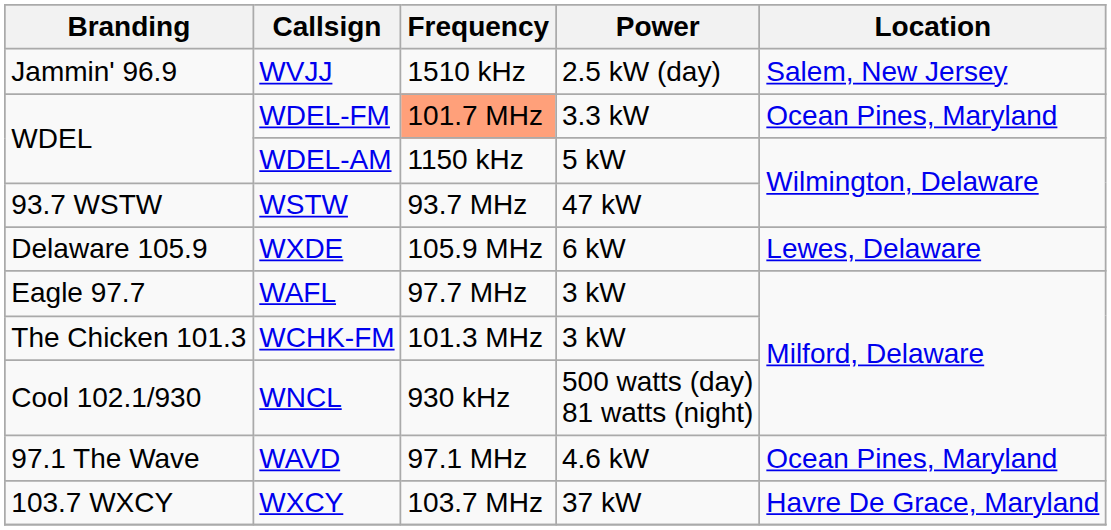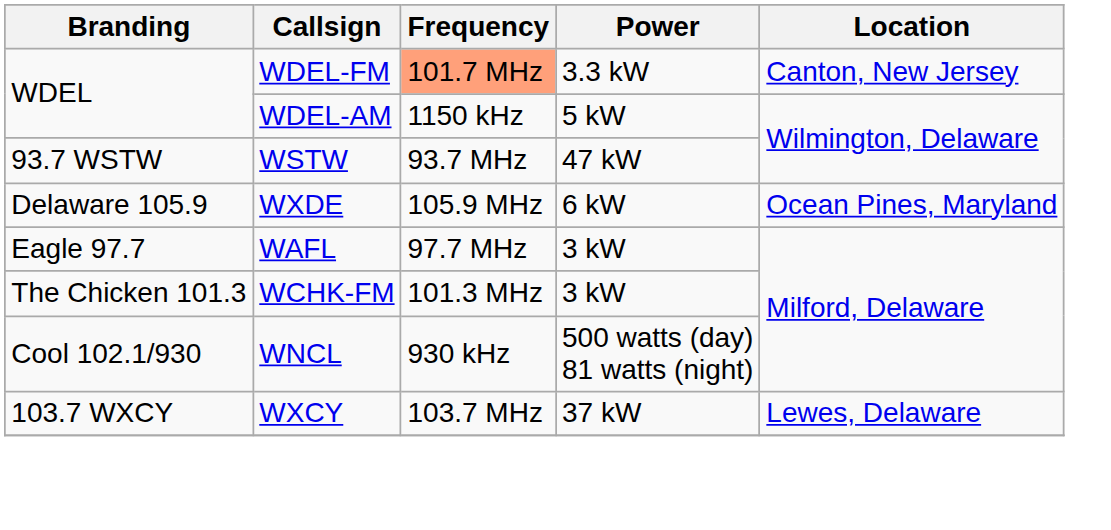- row: (296, 71)
(912, 115) Ocean Pines, Maryland -> (892, 71) Canton, New Jersey
(874, 248) Lewes, Delaware -> (912, 204) Ocean Pines, Maryland
- row: (300, 457)
(933, 502) Havre De Grace, Maryland -> (874, 413) Lewes, Delaware
